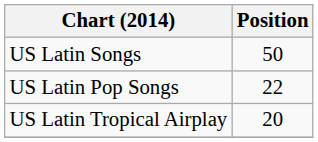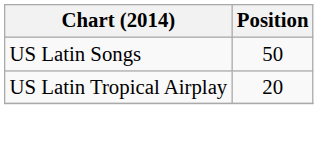- row: (94, 86)
